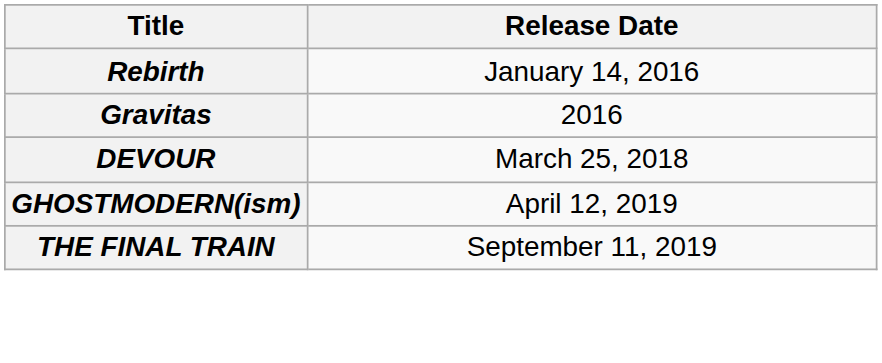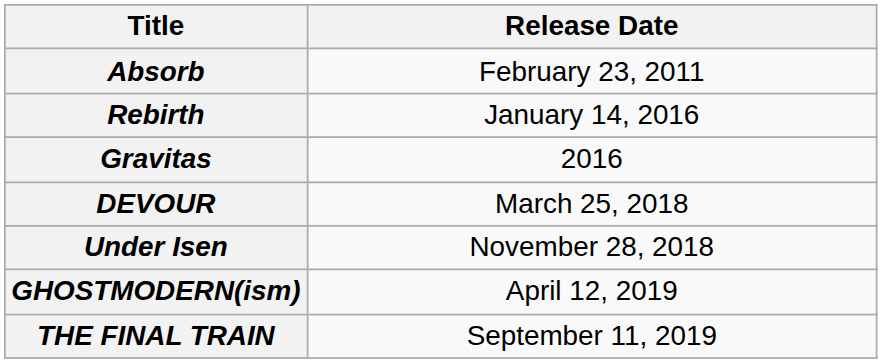+ row: (156, 70)
+ row: (156, 247)
